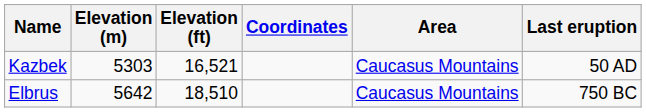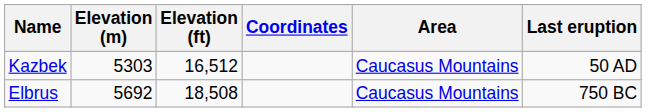(211, 65) 16,521 -> (211, 65) 16,512
(133, 93) 5642 -> (133, 93) 5692
(211, 93) 18,510 -> (211, 93) 18,508
